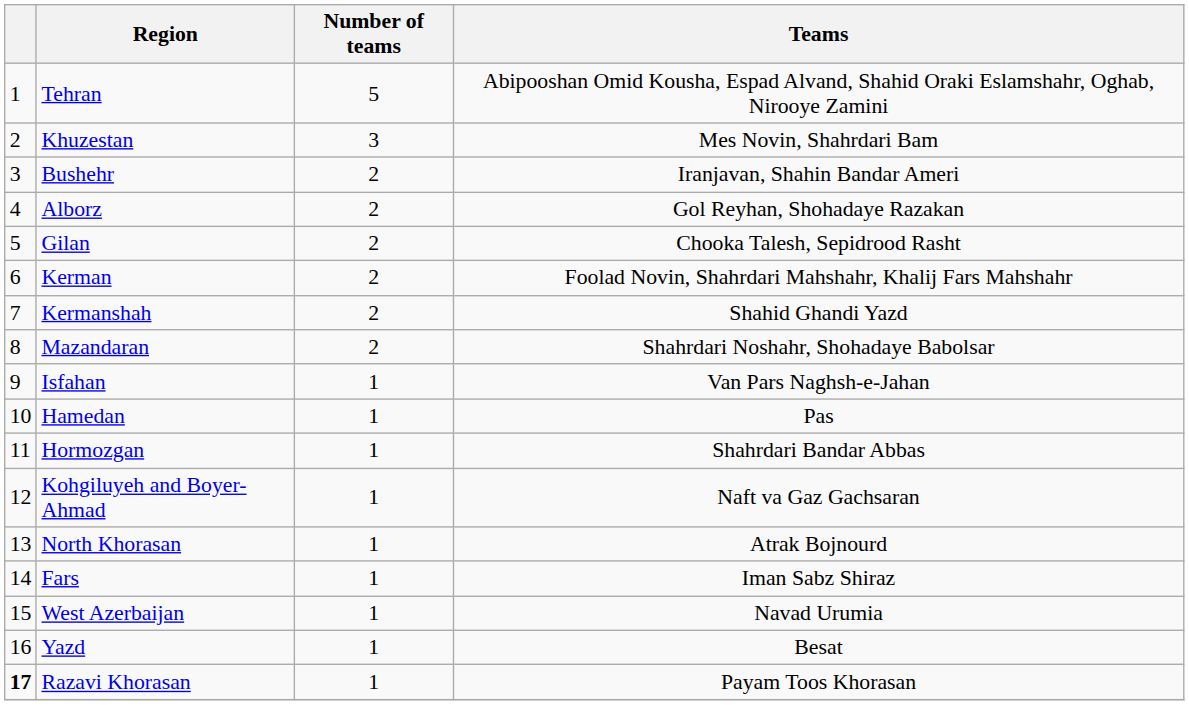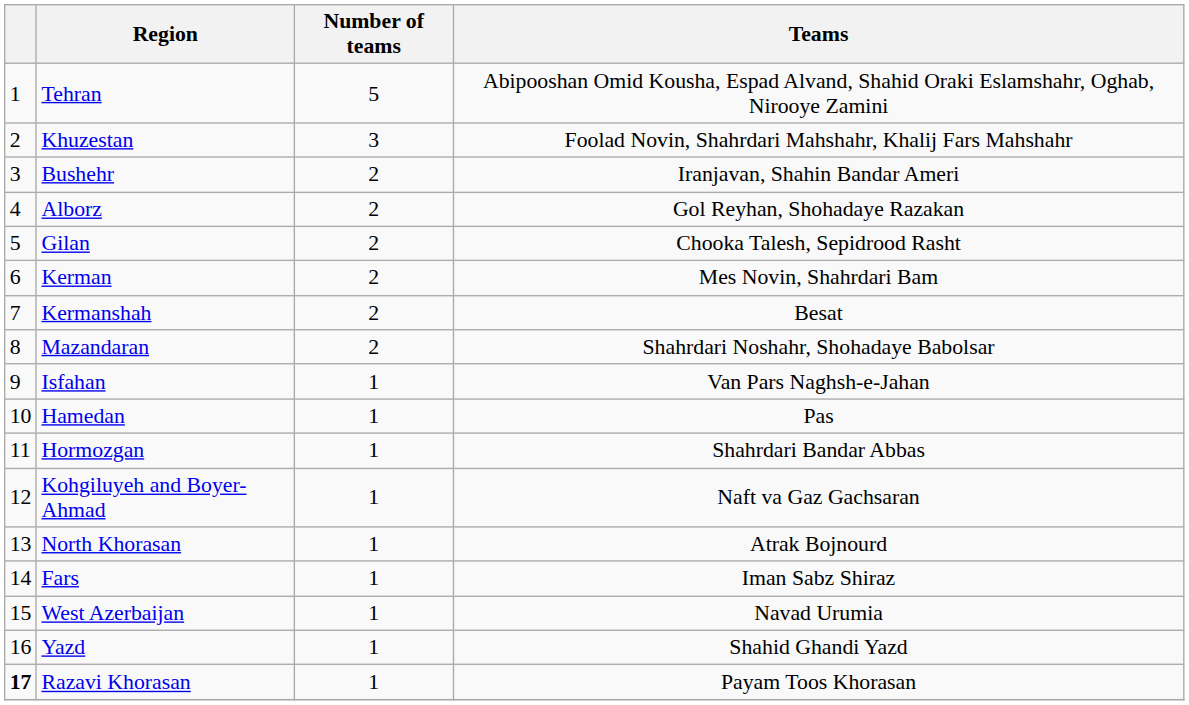(819, 139) Mes Novin, Shahrdari Bam -> (819, 139) Foolad Novin, Shahrdari Mahshahr, Khalij Fars Mahshahr
(819, 277) Foolad Novin, Shahrdari Mahshahr, Khalij Fars Mahshahr -> (819, 277) Mes Novin, Shahrdari Bam
(819, 312) Shahid Ghandi Yazd -> (819, 312) Besat
(819, 647) Besat -> (819, 647) Shahid Ghandi Yazd
